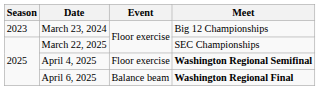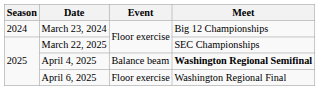(17, 28) 2023 -> (17, 28) 2024
(141, 61) Floor exercise -> (140, 61) Balance beam
(140, 77) Balance beam -> (141, 77) Floor exercise
(234, 77) bold -> (230, 77) normal
